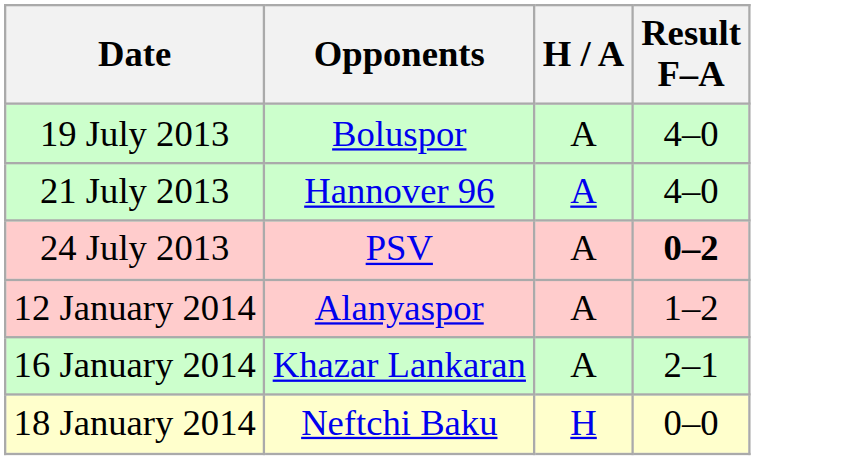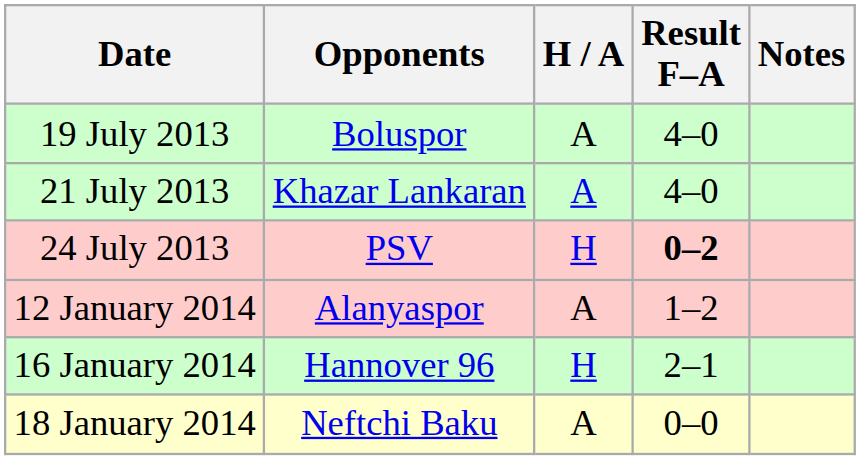+ column: (802, 54)
(399, 190) Hannover 96 -> (399, 190) Khazar Lankaran
(584, 249) A -> (584, 249) H
(399, 365) Khazar Lankaran -> (399, 365) Hannover 96
(584, 365) A -> (584, 365) H
(584, 423) H -> (584, 423) A
